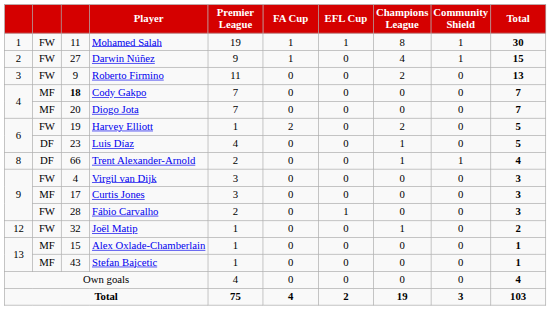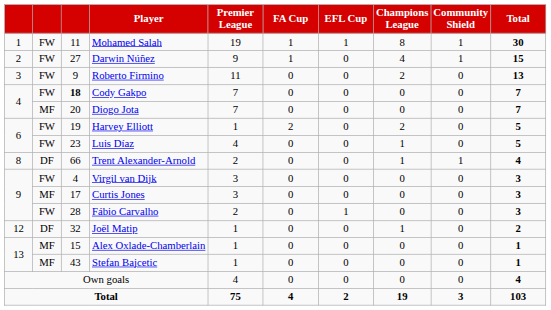(47, 93) MF -> (47, 93) FW
(47, 144) DF -> (47, 144) FW
(47, 229) FW -> (47, 229) DF
